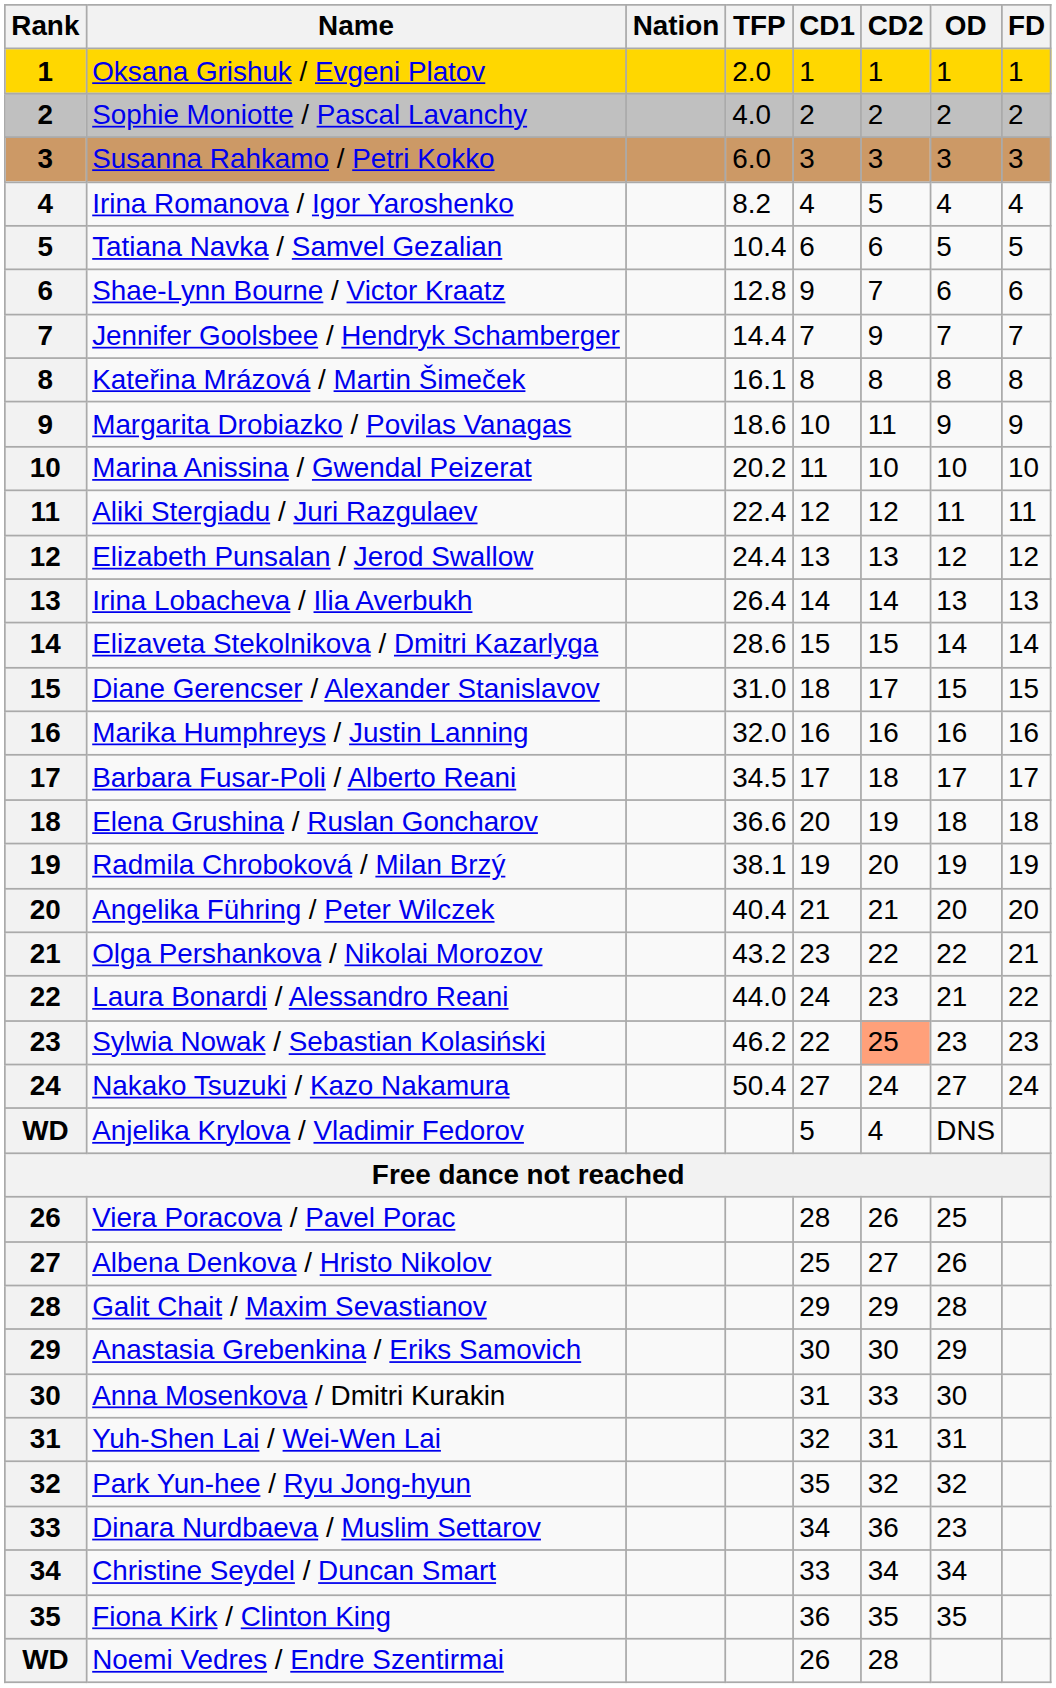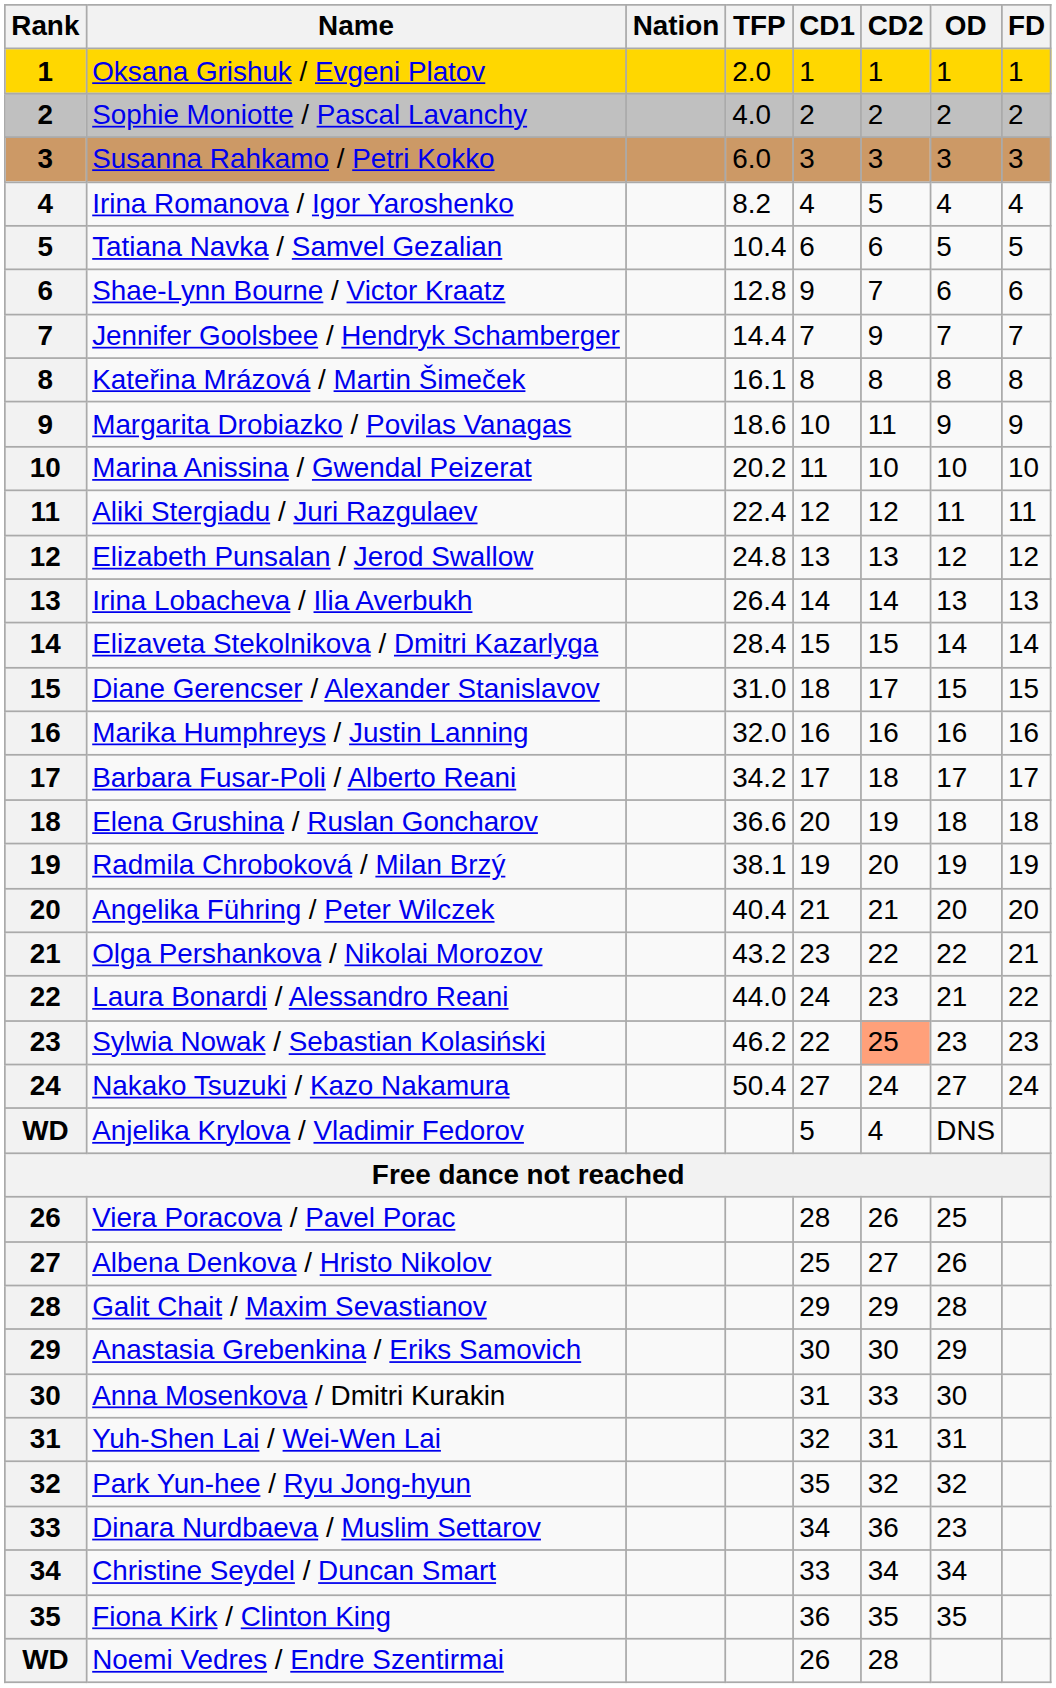(759, 556) 24.4 -> (759, 556) 24.8
(759, 644) 28.6 -> (759, 644) 28.4
(759, 777) 34.5 -> (759, 777) 34.2
